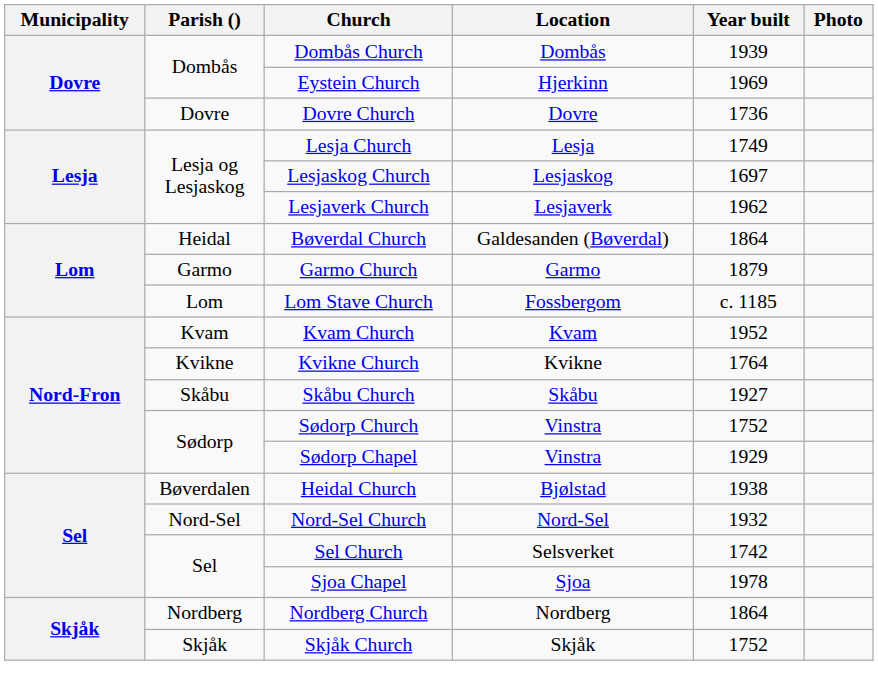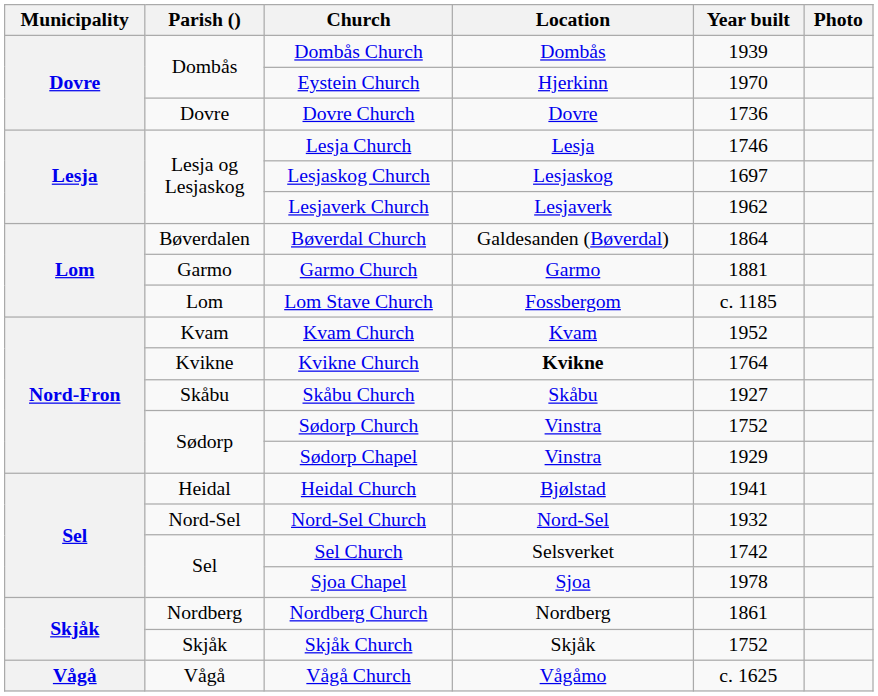(748, 82) 1969 -> (748, 82) 1970
(748, 144) 1749 -> (748, 144) 1746
(205, 238) Heidal -> (205, 238) Bøverdalen
(748, 269) 1879 -> (748, 269) 1881
(573, 363) normal -> (573, 363) bold
(205, 488) Bøverdalen -> (205, 488) Heidal
(748, 488) 1938 -> (748, 488) 1941
(748, 613) 1864 -> (748, 613) 1861
+ row: (359, 675)
